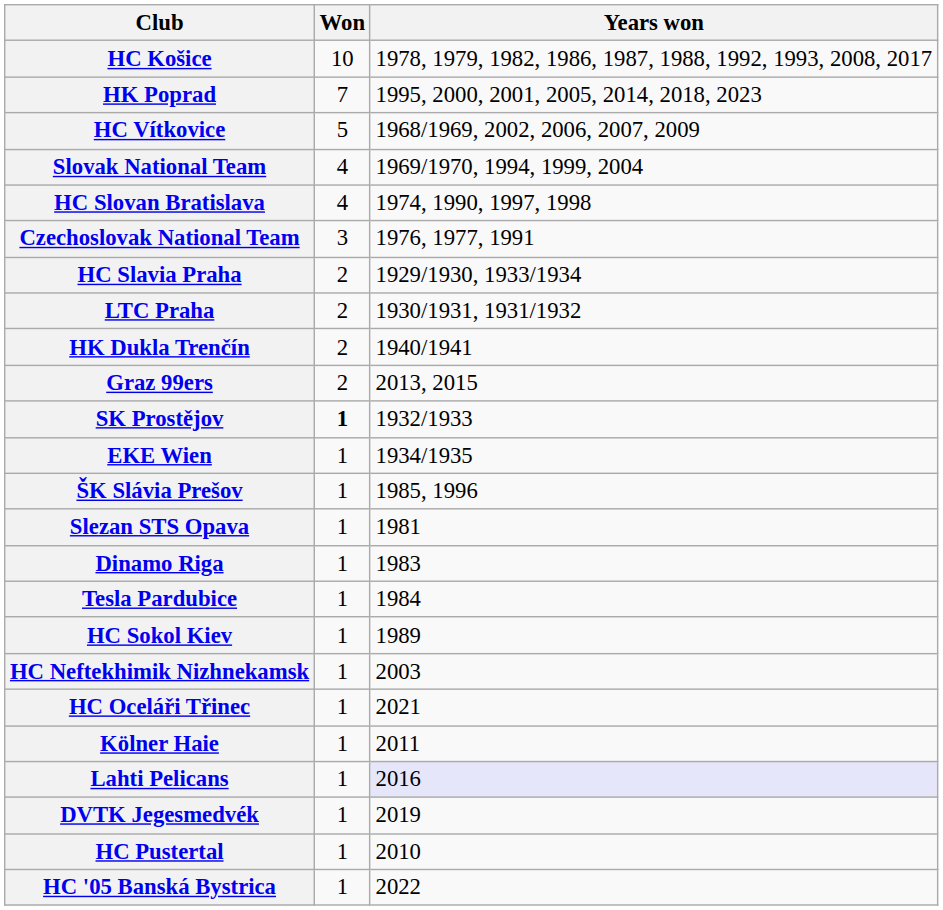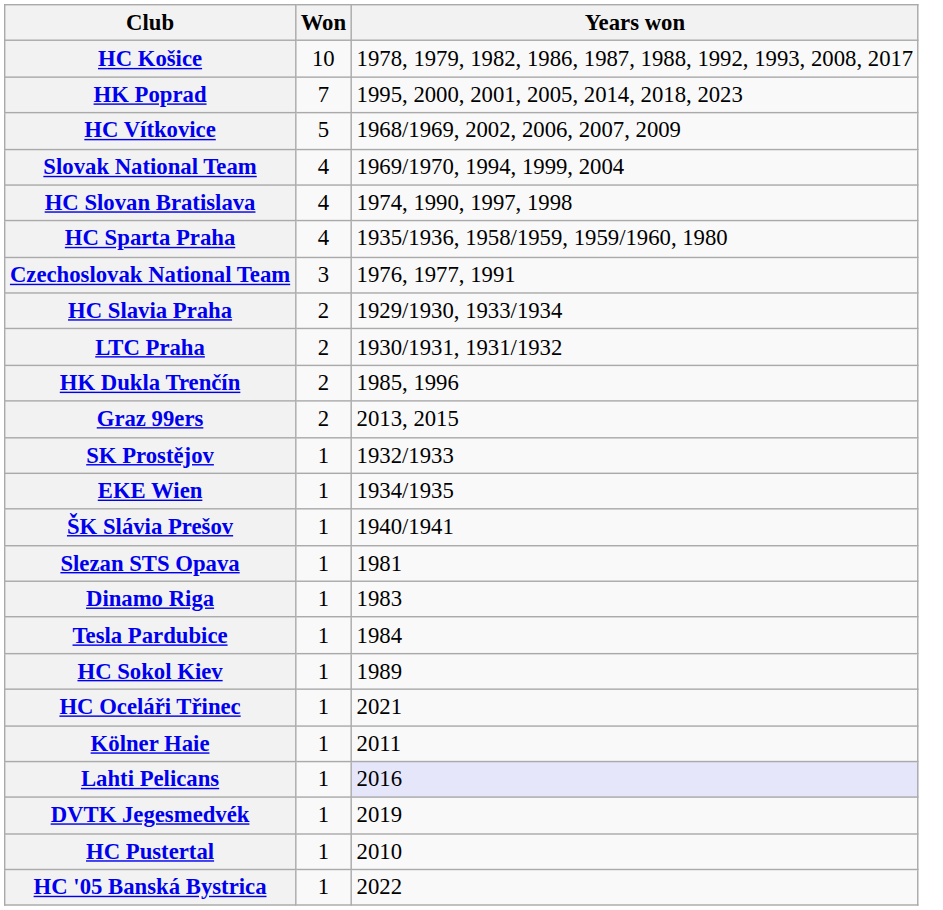+ row: (150, 238)
(424, 346) 1940/1941 -> (408, 382) 1985, 1996
(342, 418) bold -> (323, 454) normal
(427, 490) 1985, 1996 -> (405, 526) 1940/1941
- row: (160, 671)
